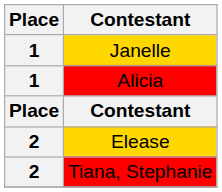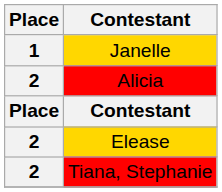(34, 80) 1 -> (34, 80) 2
